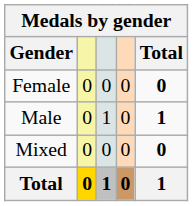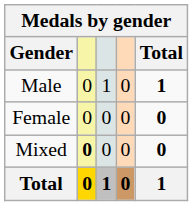rows swapped: (41, 85) <-> (41, 117)
(87, 150) normal -> (87, 150) bold
